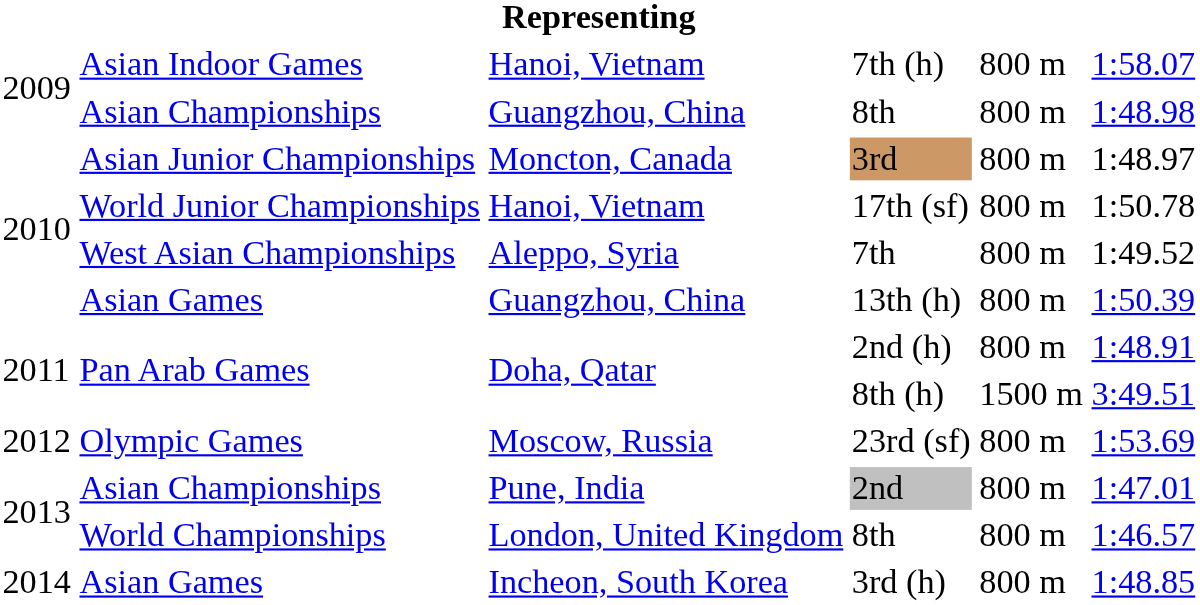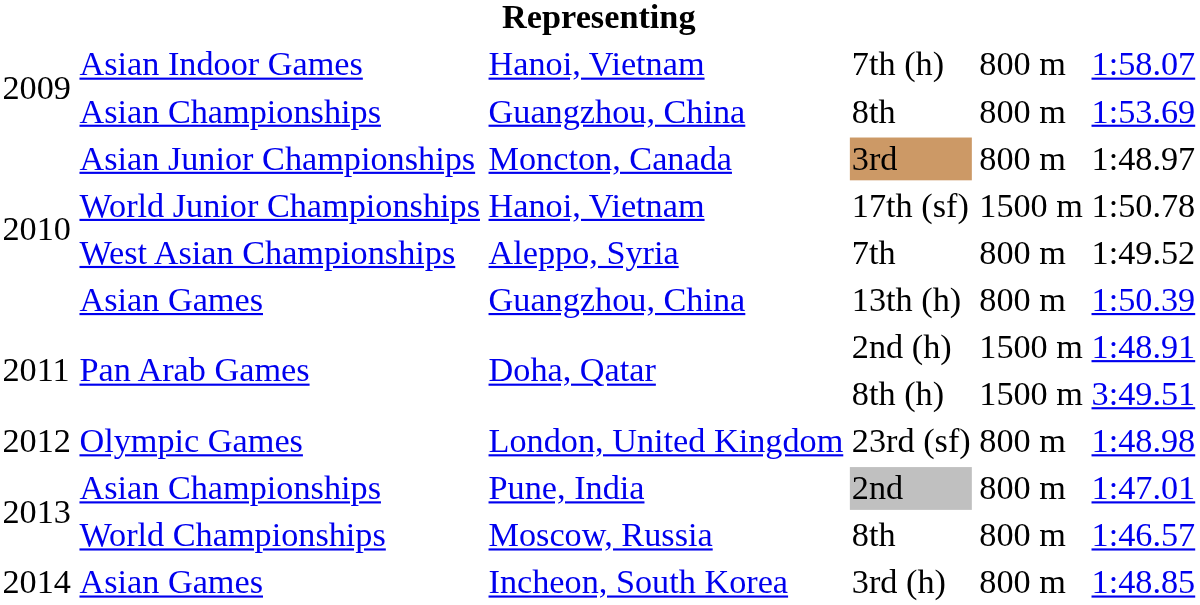(1143, 111) 1:48.98 -> (1143, 111) 1:53.69
(1023, 205) 800 m -> (1031, 205) 1500 m
(1023, 346) 800 m -> (1031, 346) 1500 m
(601, 440) Moscow, Russia -> (666, 440) London, United Kingdom
(1143, 440) 1:53.69 -> (1143, 440) 1:48.98
(666, 534) London, United Kingdom -> (601, 534) Moscow, Russia
